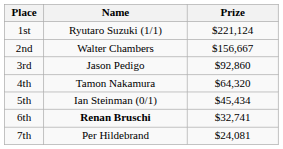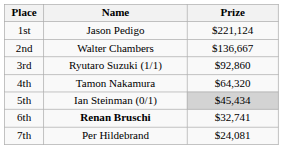(115, 30) Ryutaro Suzuki (1/1) -> (115, 30) Jason Pedigo
(233, 48) $156,667 -> (233, 48) $136,667
(115, 65) Jason Pedigo -> (115, 65) Ryutaro Suzuki (1/1)
(233, 100) no background -> (233, 100) lightgrey background
